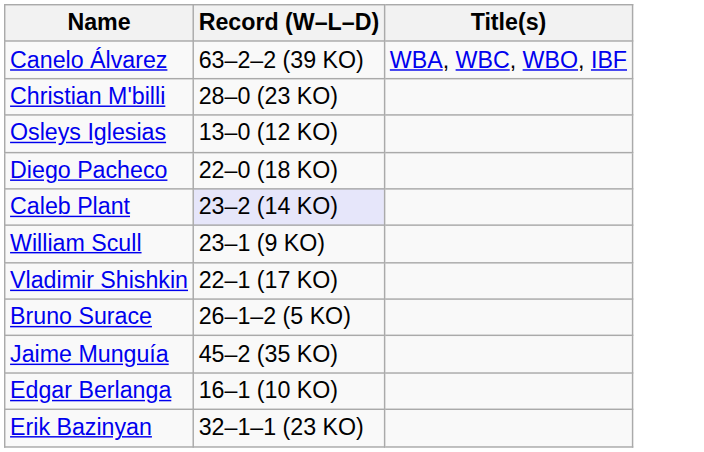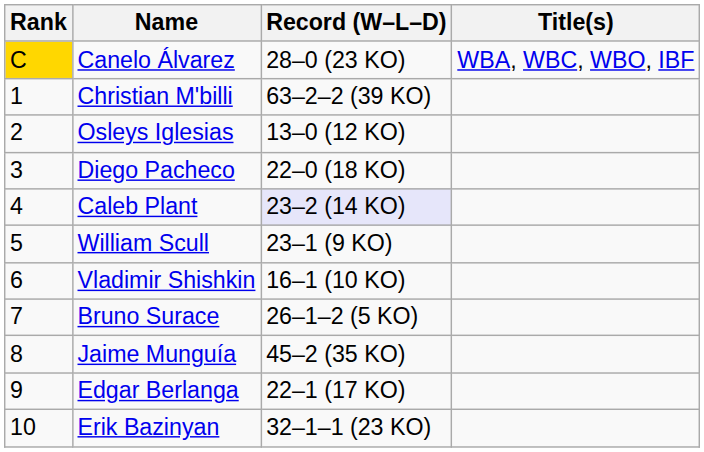+ column: (38, 22)
(281, 59) 63–2–2 (39 KO) -> (336, 59) 28–0 (23 KO)
(268, 96) 28–0 (23 KO) -> (349, 96) 63–2–2 (39 KO)
(268, 280) 22–1 (17 KO) -> (336, 280) 16–1 (10 KO)
(268, 390) 16–1 (10 KO) -> (336, 390) 22–1 (17 KO)
